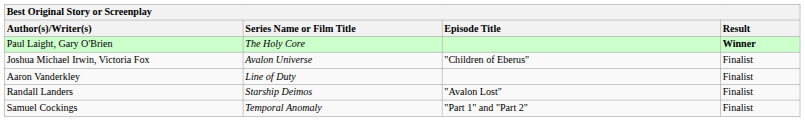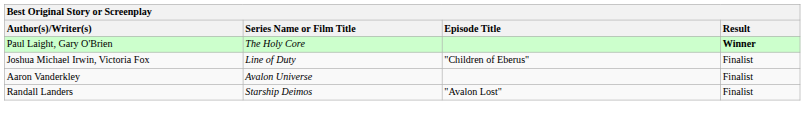(279, 60) Avalon Universe -> (271, 60) Line of Duty
(271, 76) Line of Duty -> (279, 76) Avalon Universe
- row: (42, 108)
